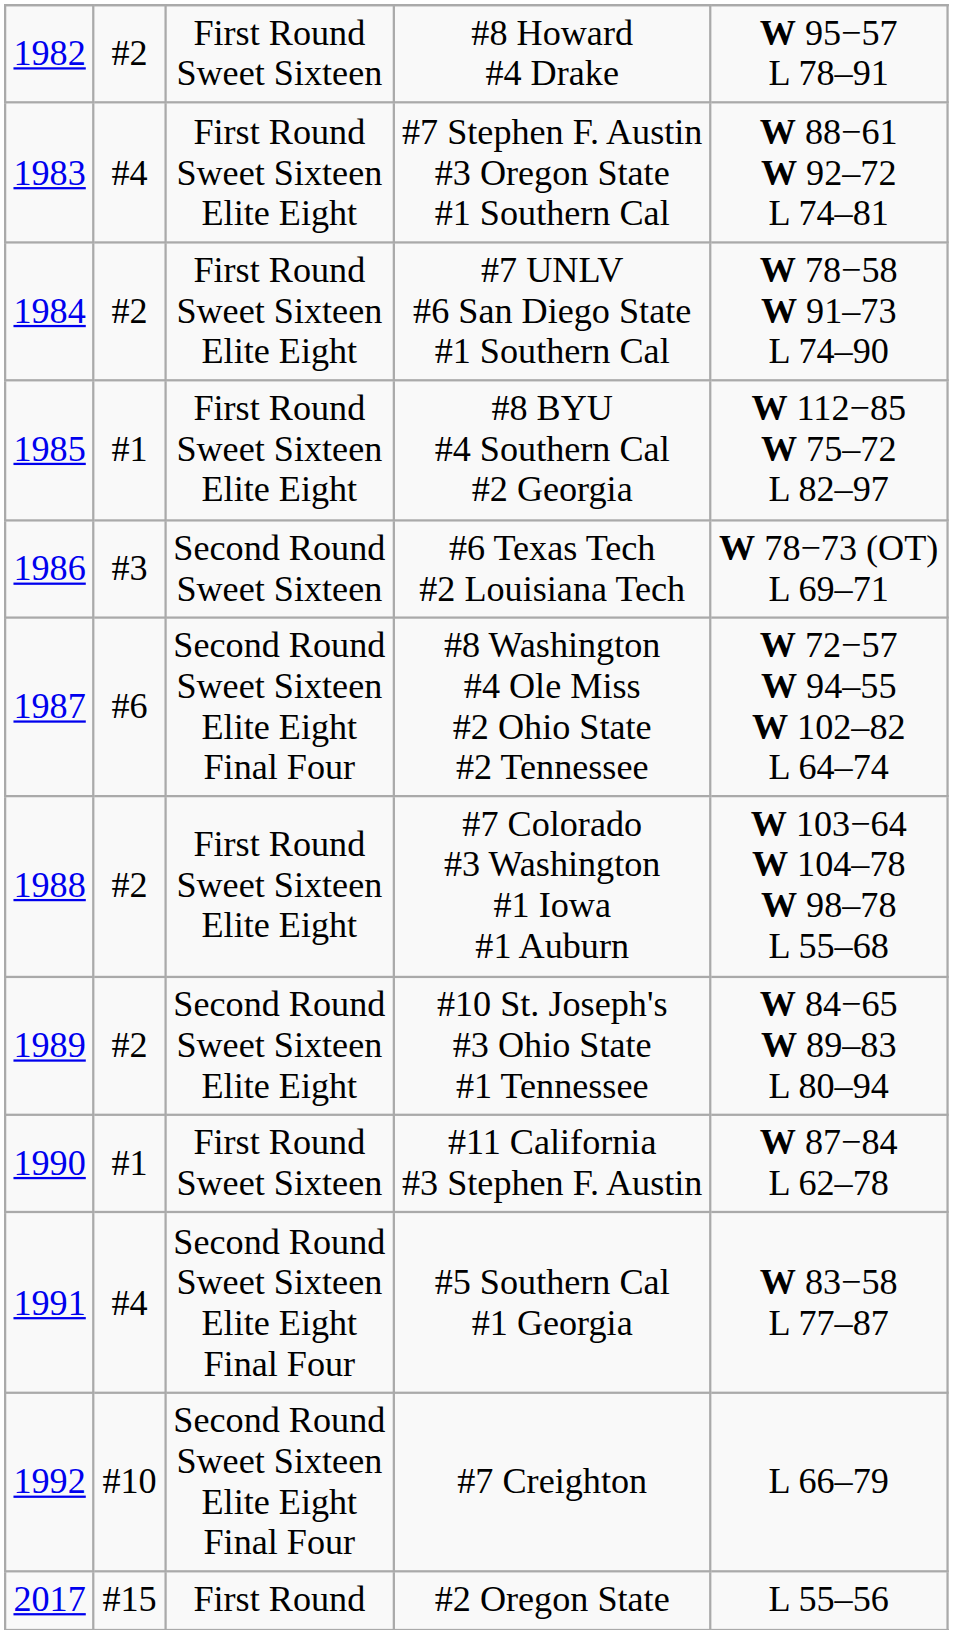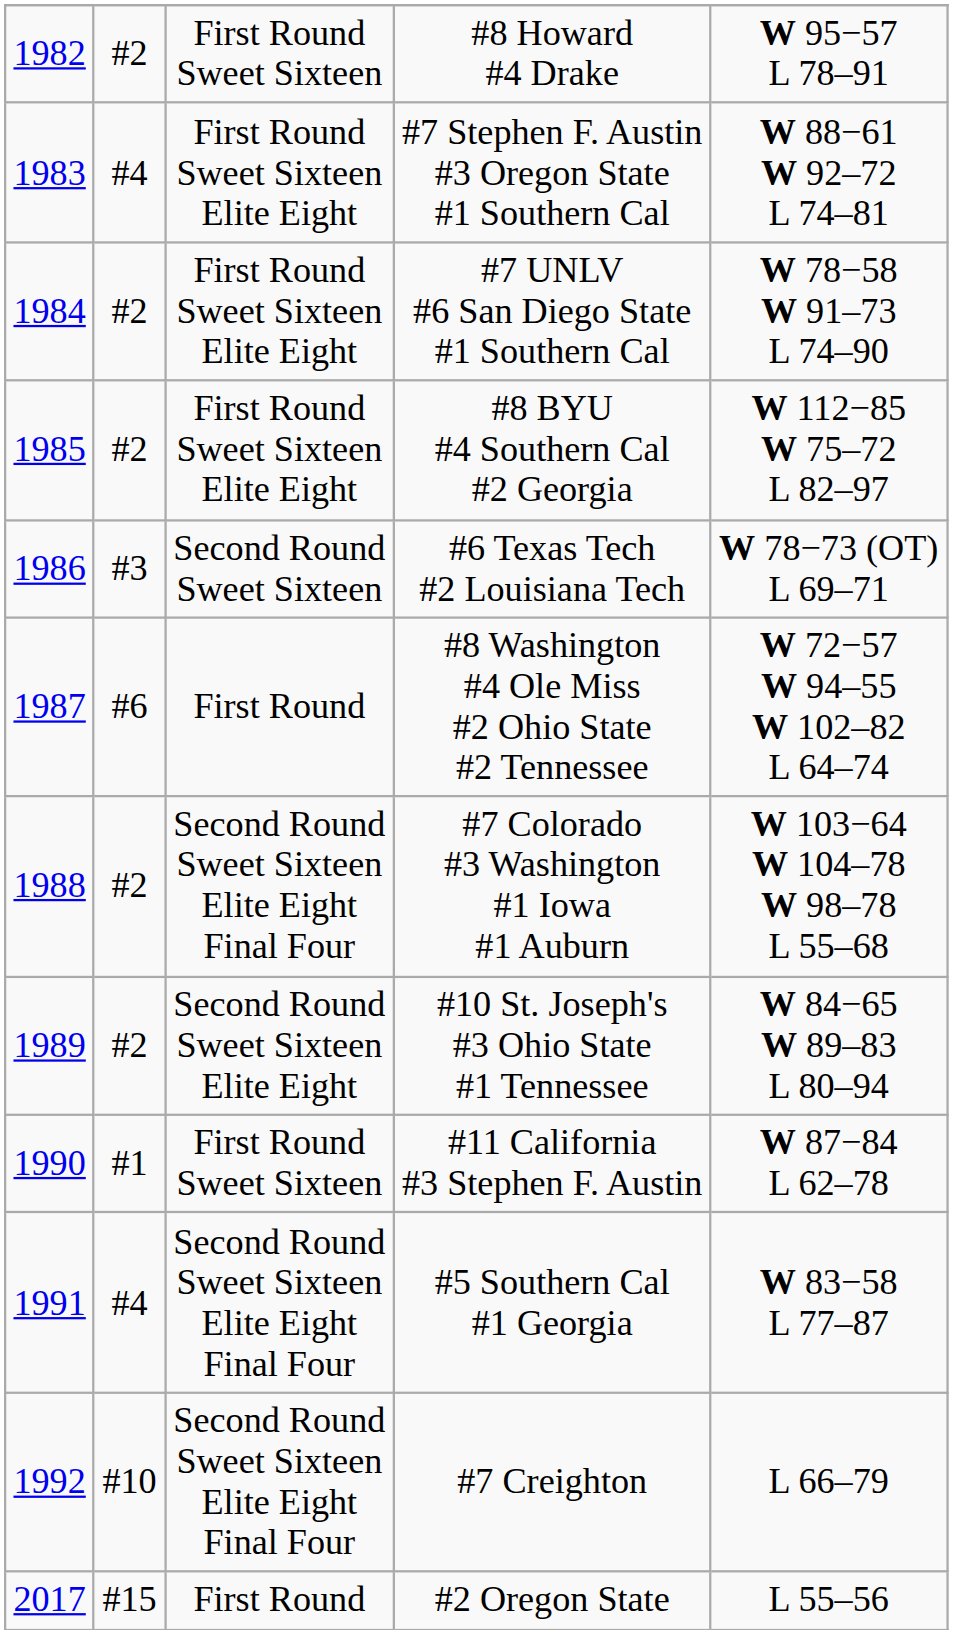(130, 449) #1 -> (130, 449) #2
(279, 706) Second Round Sweet Sixteen Elite Eight Final Four -> (279, 706) First Round
(279, 885) First Round Sweet Sixteen Elite Eight -> (279, 885) Second Round Sweet Sixteen Elite Eight Final Four
